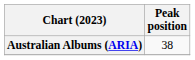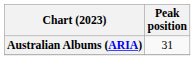(167, 45) 38 -> (167, 45) 31
